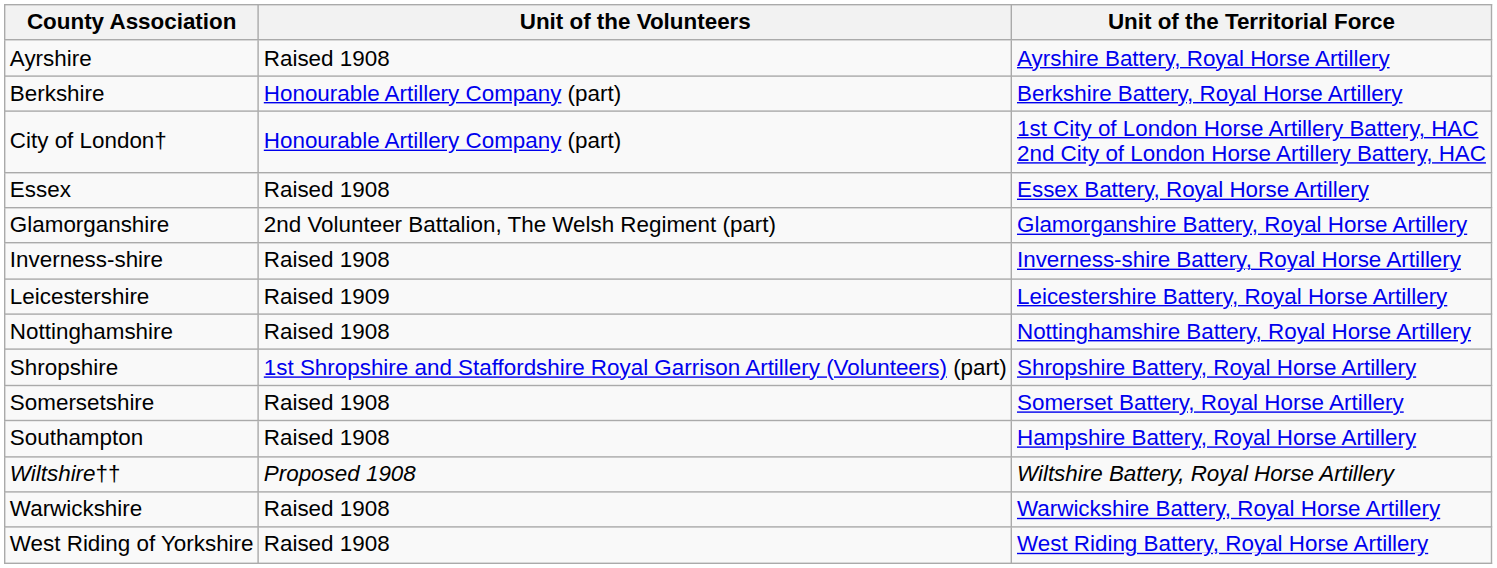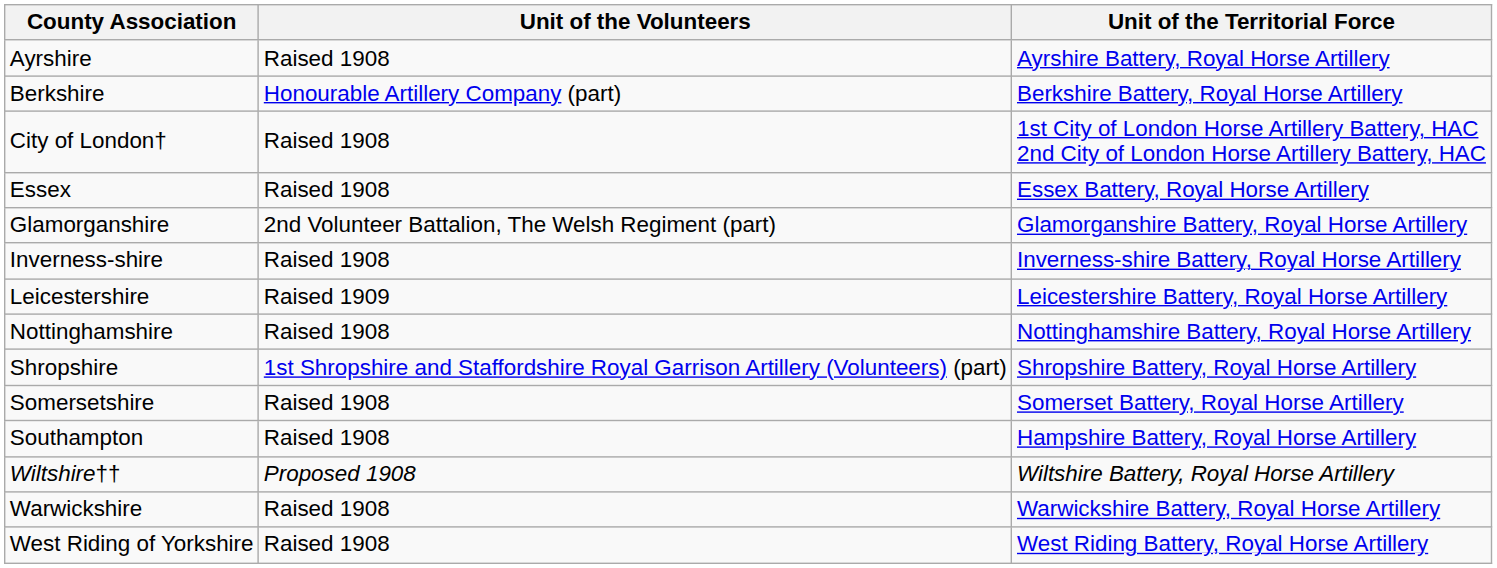(442, 141) Honourable Artillery Company (part) -> (327, 141) Raised 1908
